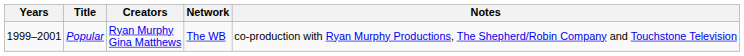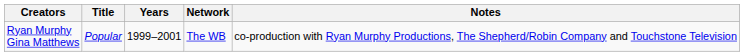columns swapped: (34, 13) <-> (145, 13)
